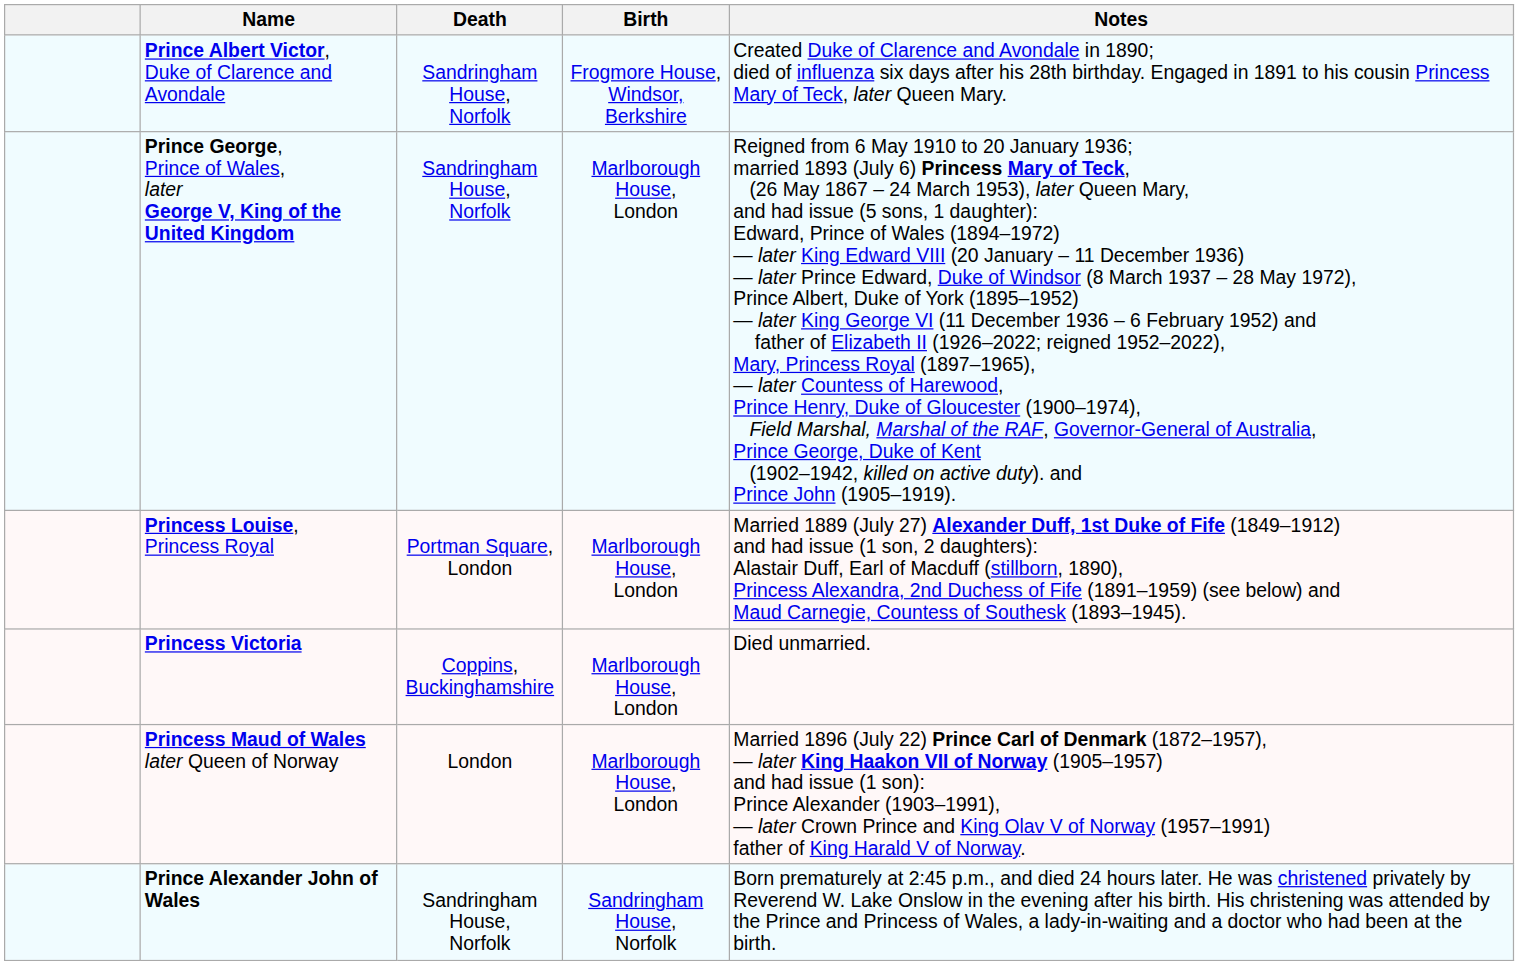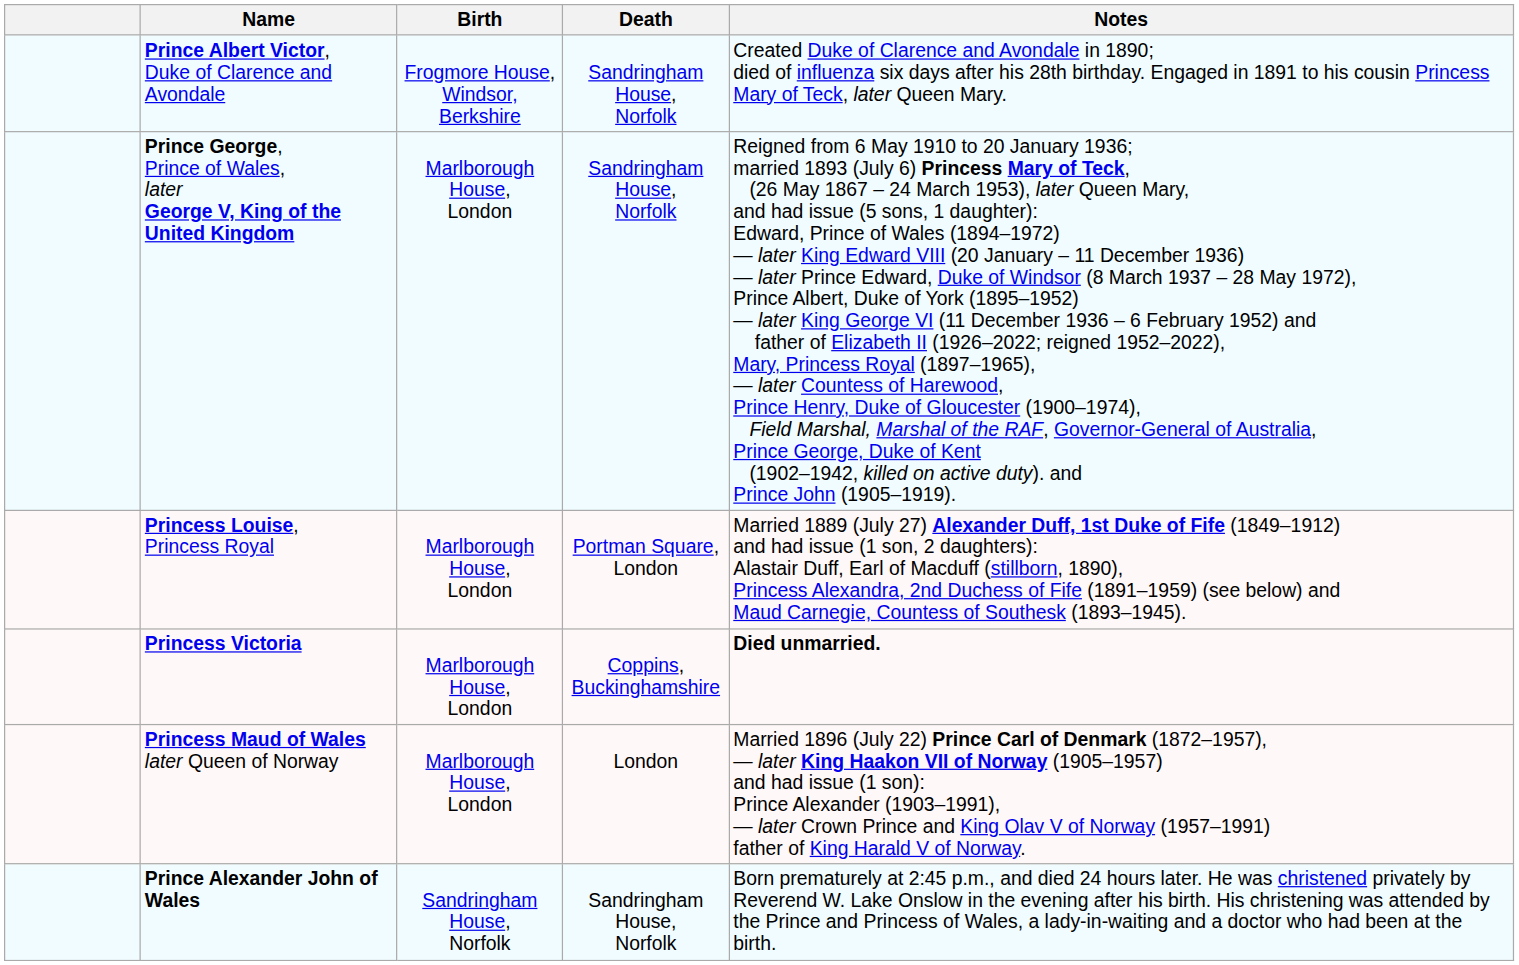columns swapped: (646, 19) <-> (480, 19)
(802, 643) normal -> (807, 643) bold
